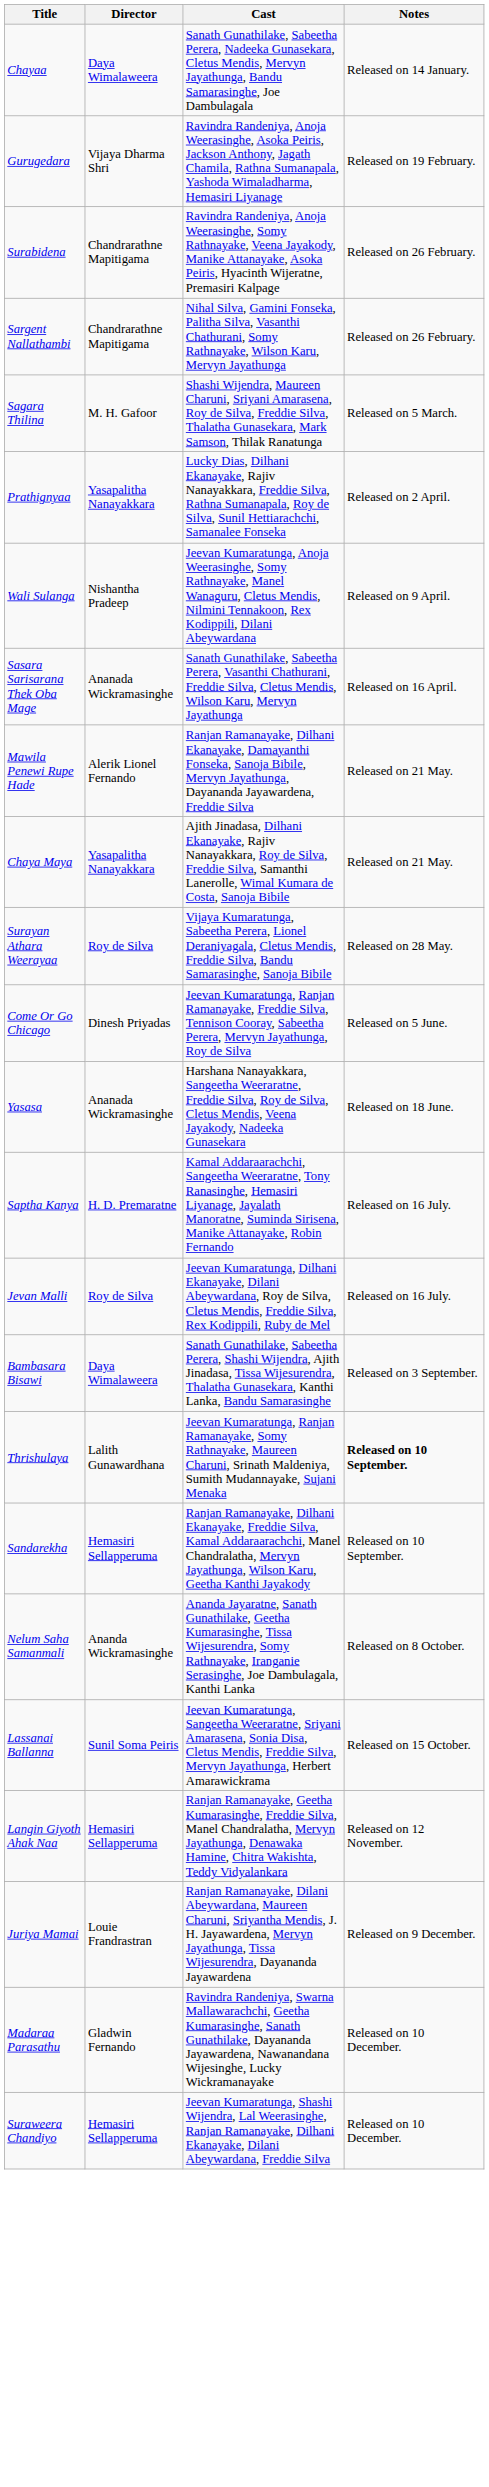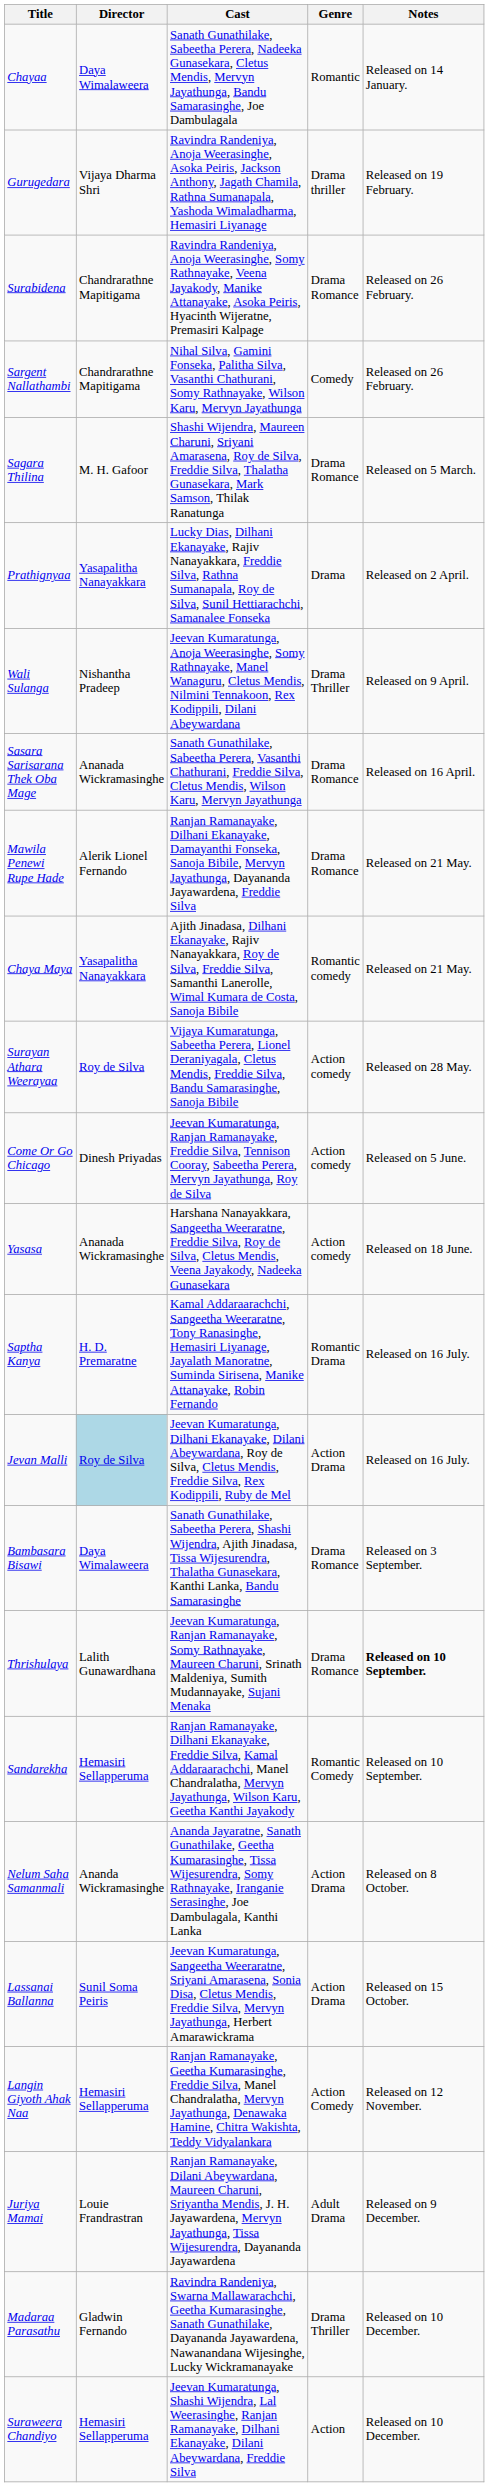+ column: (335, 14)
(121, 1296) no background -> (112, 1459) lightblue background
